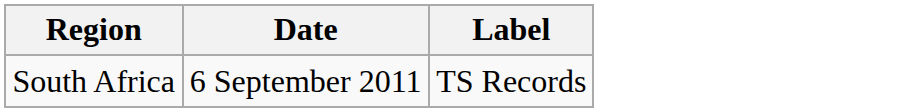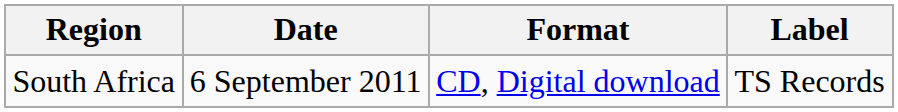+ column: (578, 29)
